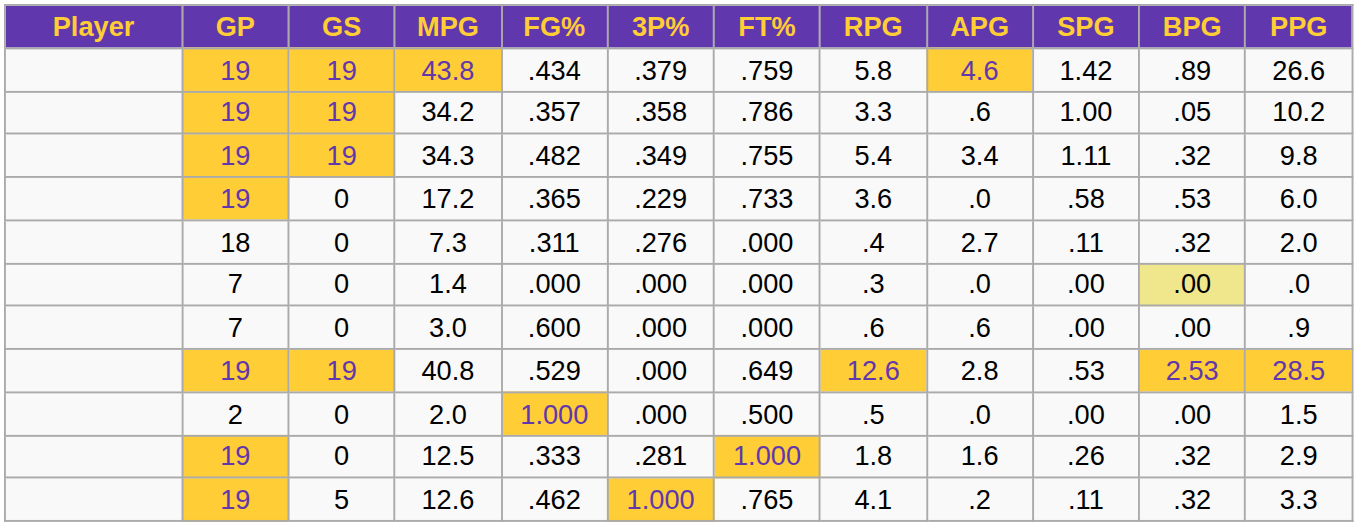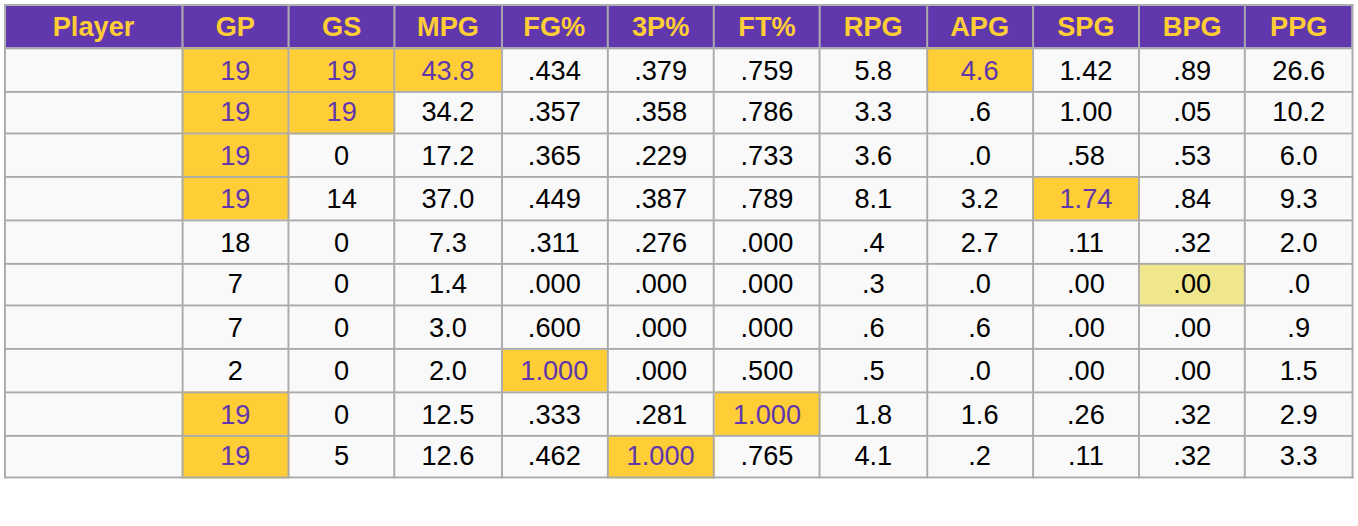- row: (448, 156)
+ row: (448, 199)
- row: (448, 371)
